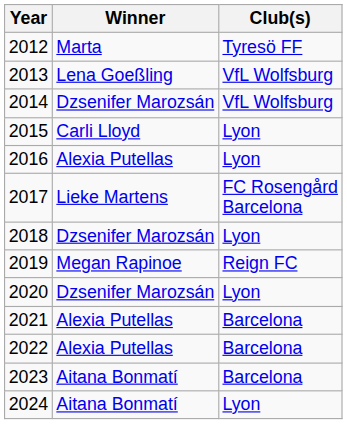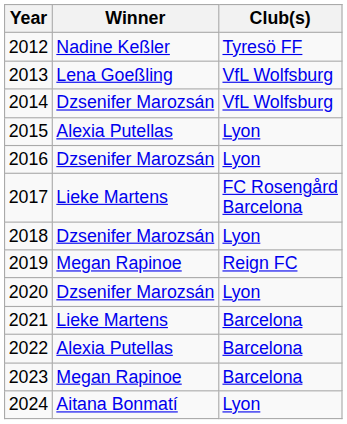(79, 46) Marta -> (113, 46) Nadine Keßler
(98, 131) Carli Lloyd -> (115, 131) Alexia Putellas
(115, 159) Alexia Putellas -> (135, 159) Dzsenifer Marozsán
(115, 320) Alexia Putellas -> (112, 320) Lieke Martens
(117, 376) Aitana Bonmatí -> (119, 376) Megan Rapinoe
